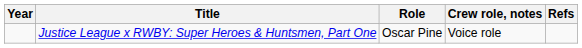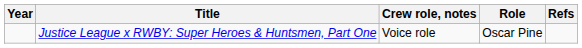columns swapped: (412, 14) <-> (495, 14)
